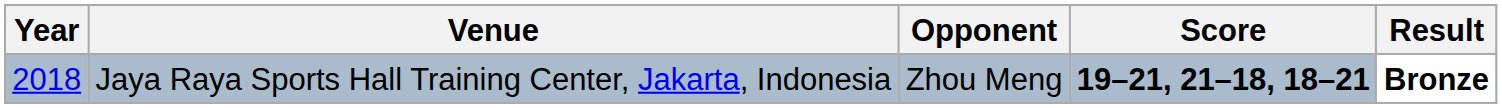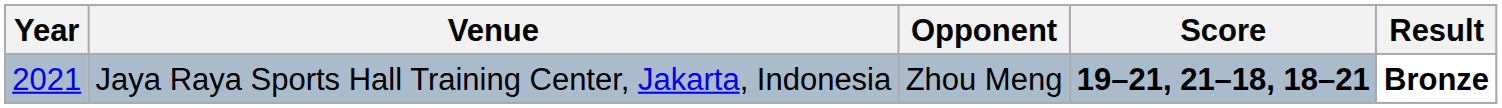(47, 79) 2018 -> (47, 79) 2021
